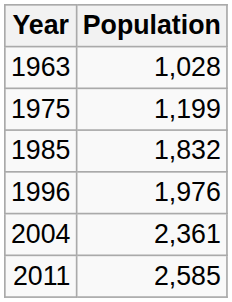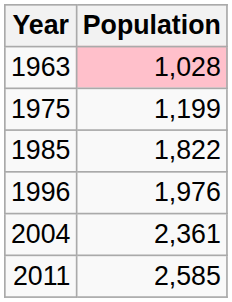(187, 67) no background -> (187, 67) pink background
(187, 150) 1,832 -> (187, 150) 1,822
